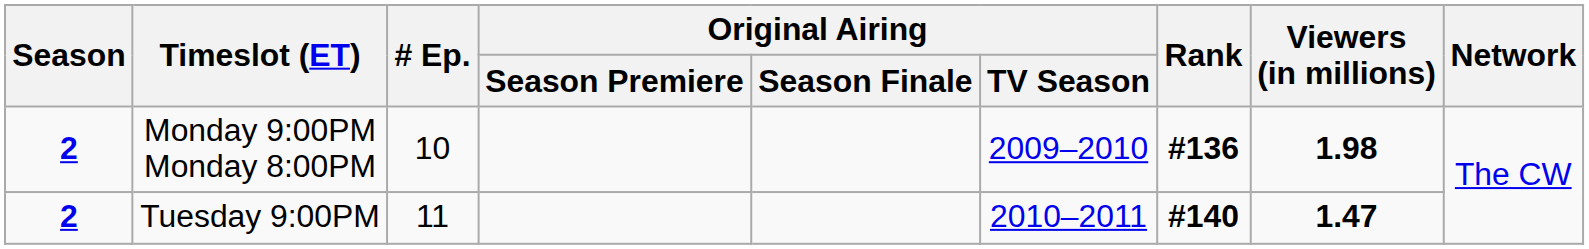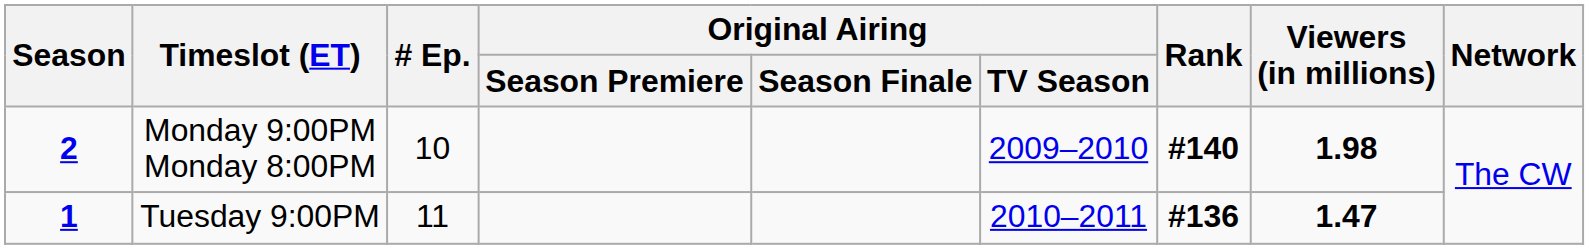(1204, 148) #136 -> (1204, 148) #140
(69, 217) 2 -> (69, 217) 1
(1204, 217) #140 -> (1204, 217) #136
